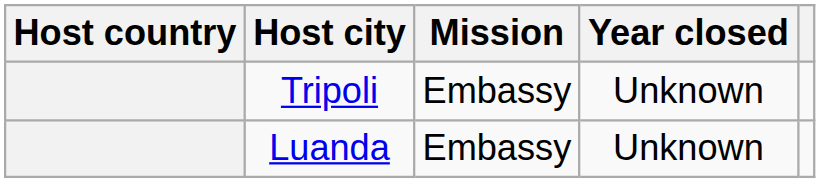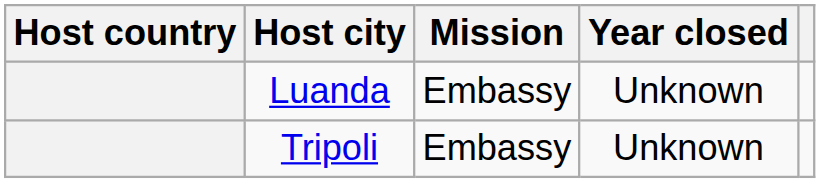rows swapped: (329, 147) <-> (329, 90)
